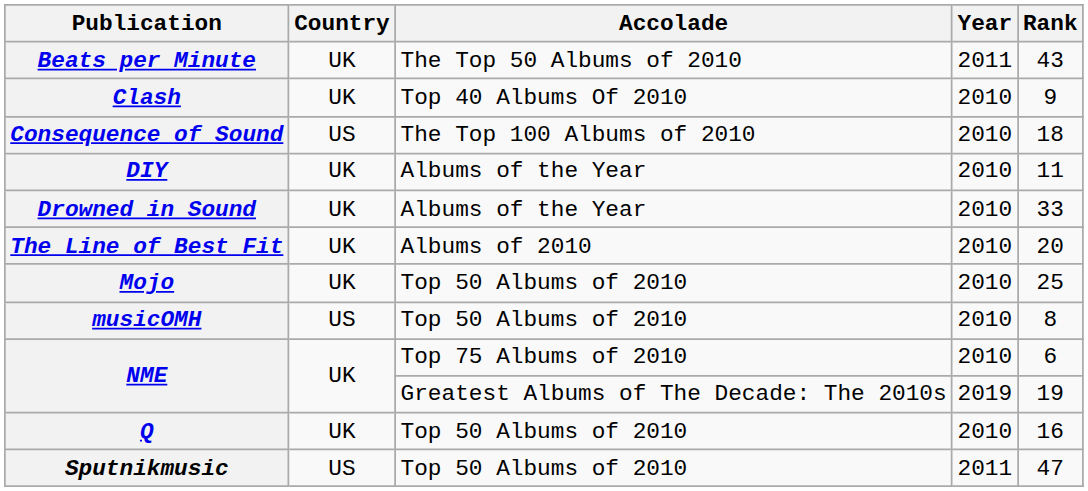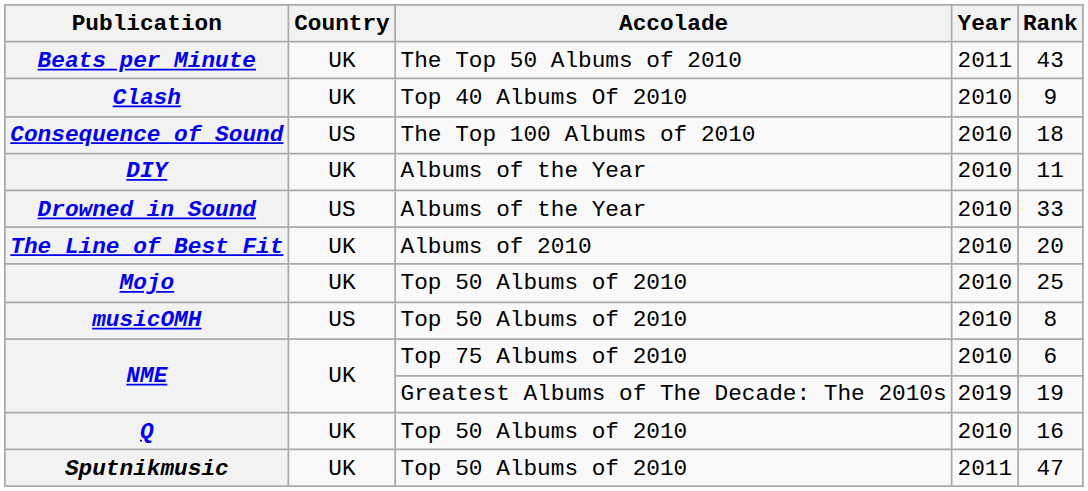(342, 209) UK -> (342, 209) US
(342, 468) US -> (342, 468) UK
